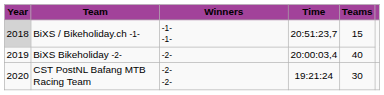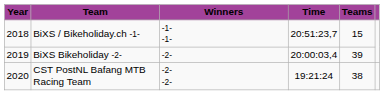(18, 33) lightgrey background -> (18, 33) no background
(357, 54) 40 -> (357, 54) 39
(357, 76) 30 -> (357, 76) 38
